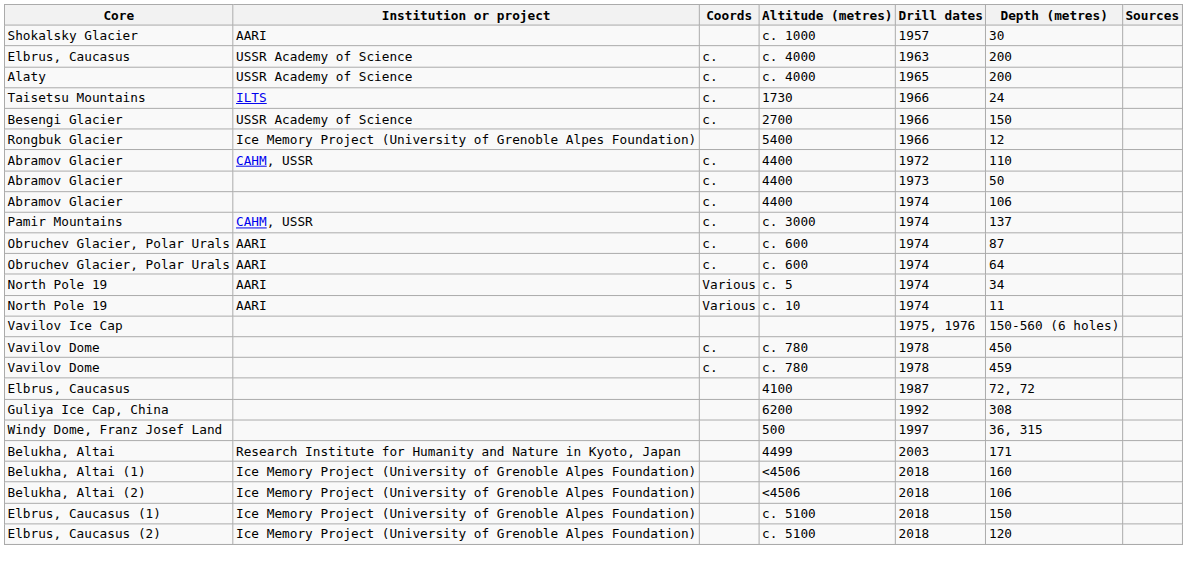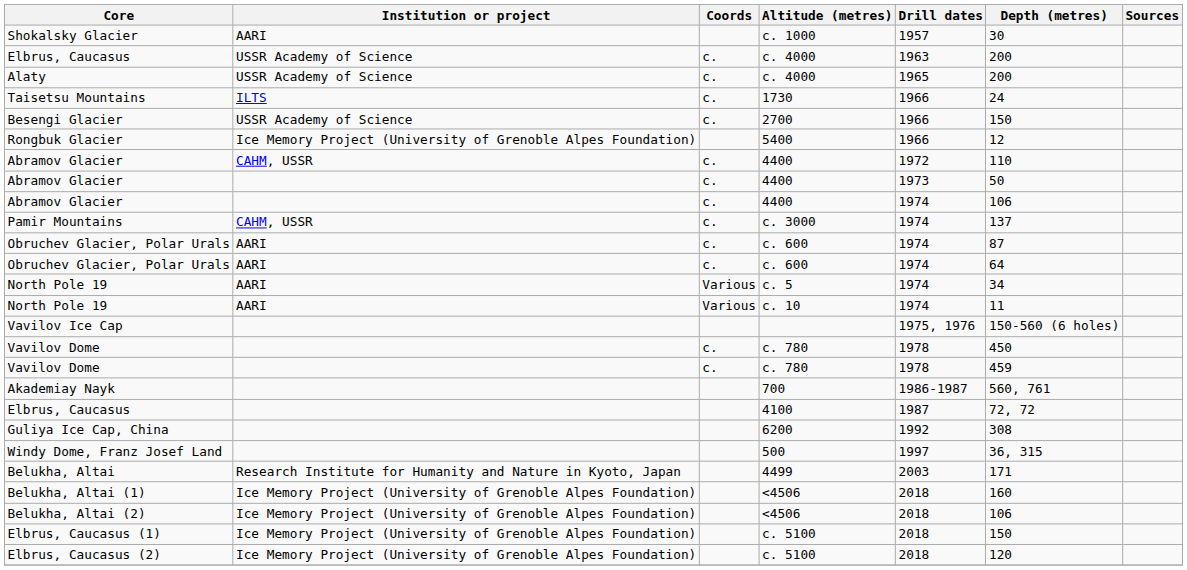+ row: (61, 389)
